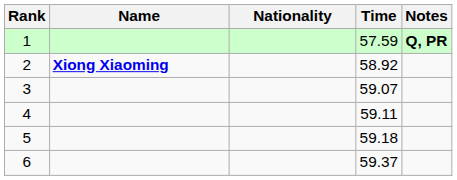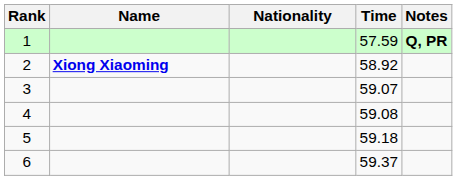(379, 114) 59.11 -> (379, 114) 59.08
